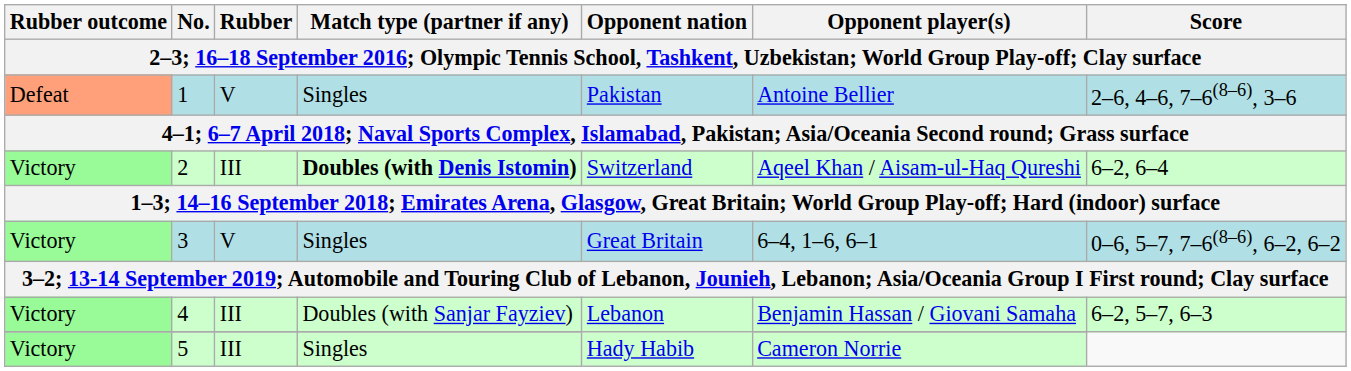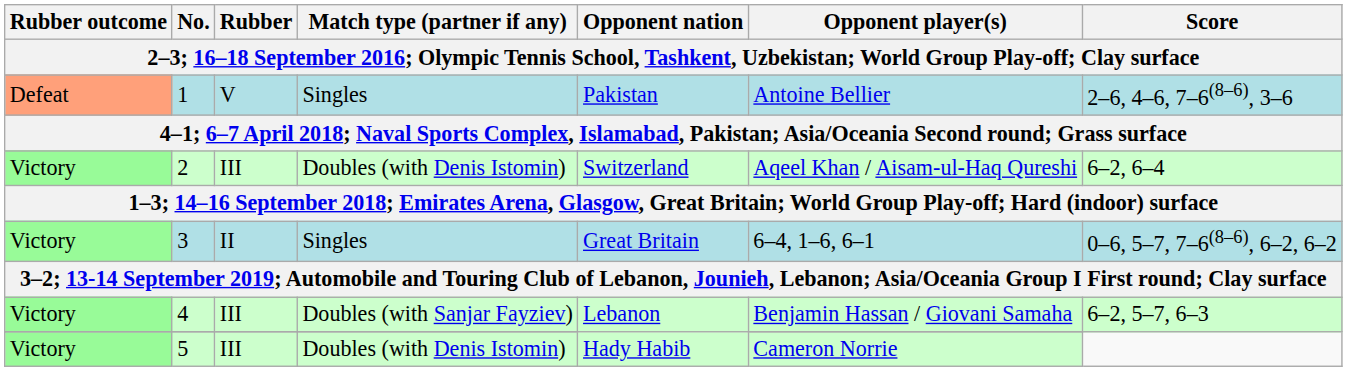(440, 168) bold -> (434, 168) normal
(228, 241) V -> (227, 241) II
(335, 349) Singles -> (434, 349) Doubles (with Denis Istomin)
